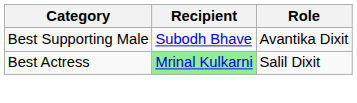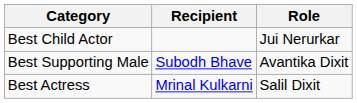+ row: (60, 39)
(204, 62) lightgreen background -> (204, 86) no background
